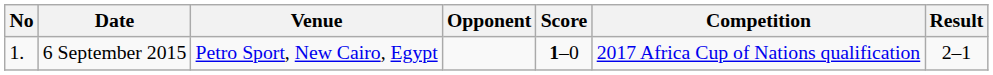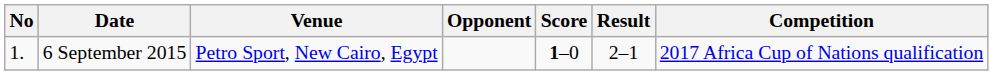columns swapped: (956, 20) <-> (758, 20)
